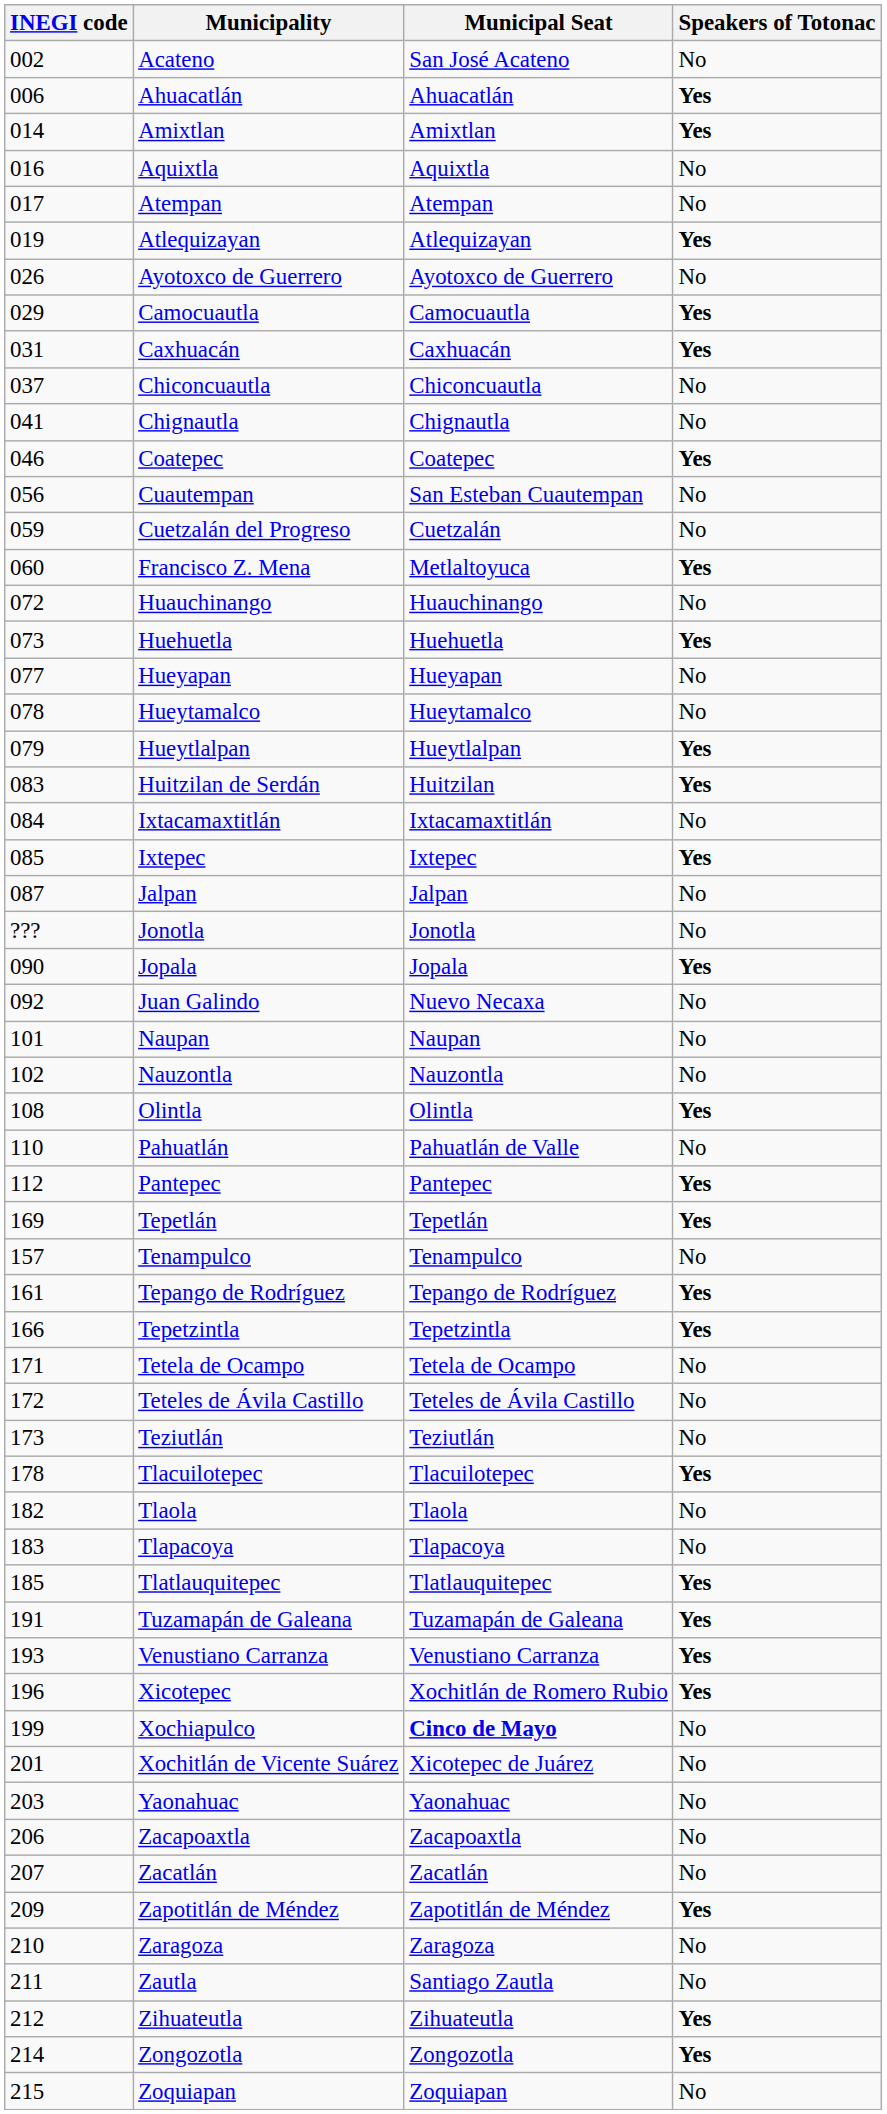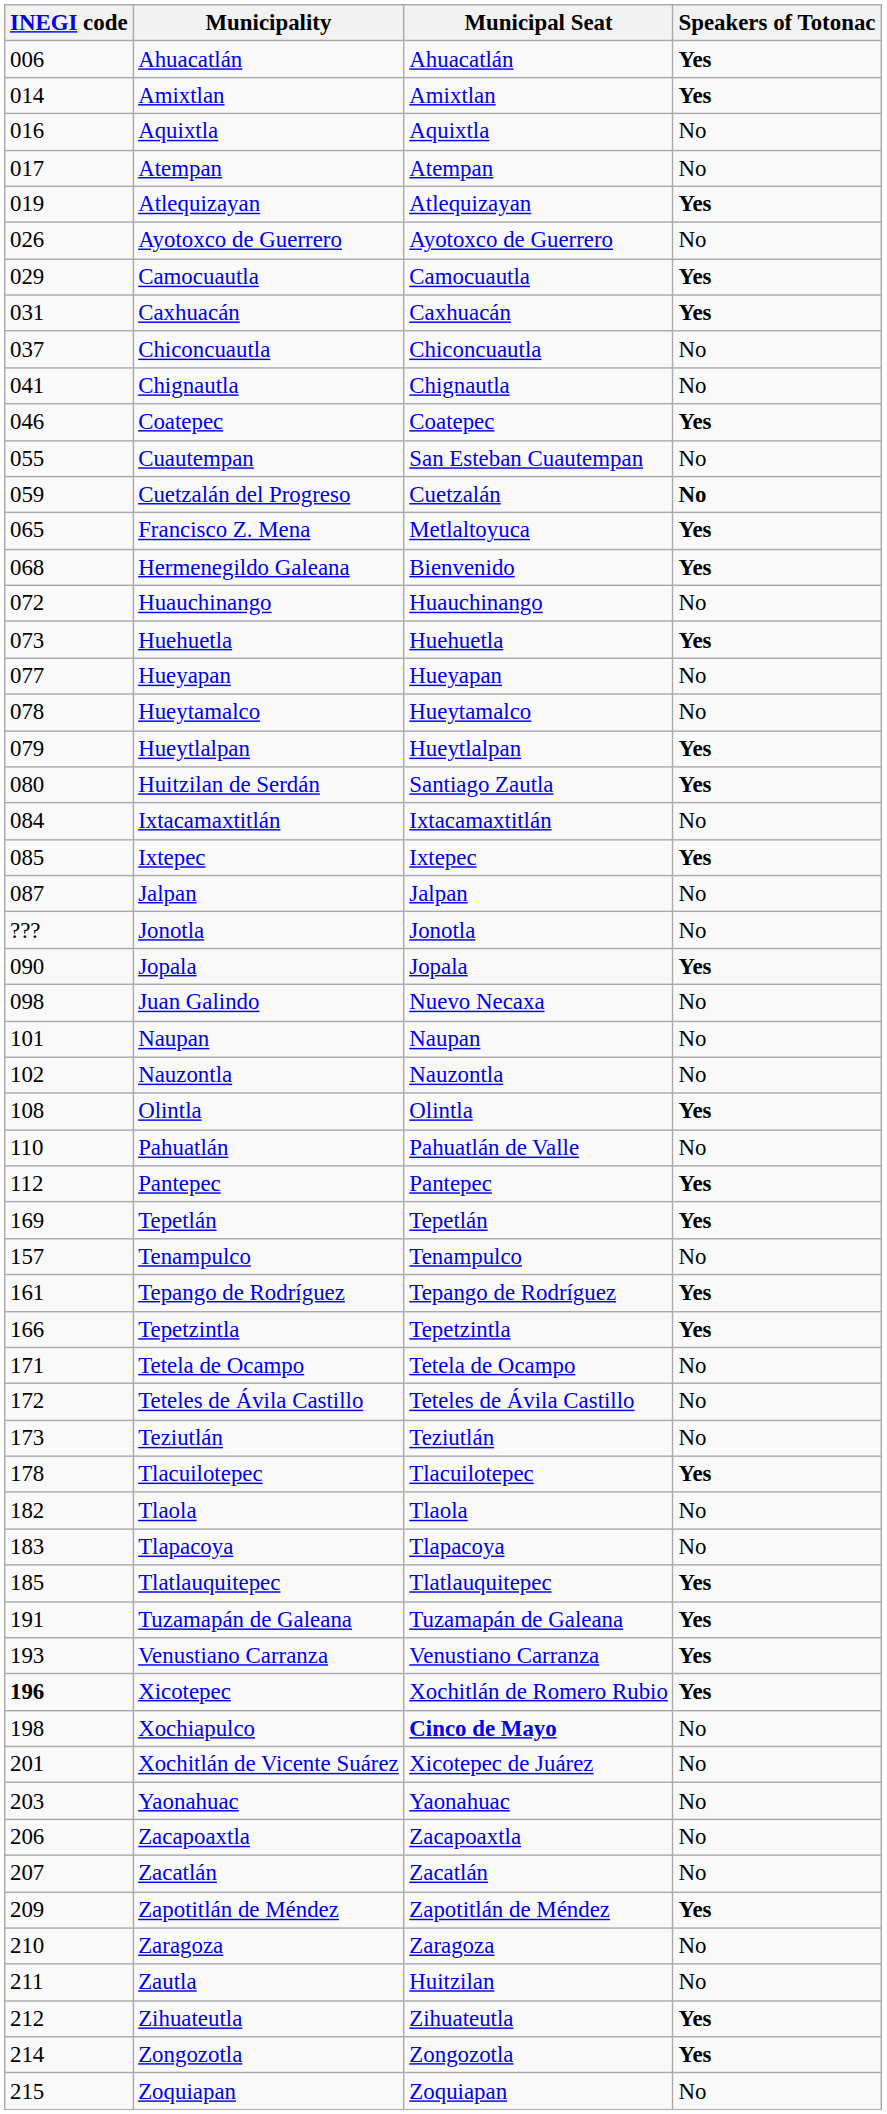- row: (176, 58)
(30, 494) 056 -> (30, 458) 055
(692, 530) normal -> (692, 494) bold
(30, 566) 060 -> (30, 530) 065
+ row: (244, 566)
(30, 784) 083 -> (30, 784) 080
(452, 784) Huitzilan -> (481, 784) Santiago Zautla
(30, 1002) 092 -> (30, 1002) 098
(30, 1691) normal -> (30, 1691) bold
(30, 1728) 199 -> (30, 1728) 198
(481, 1982) Santiago Zautla -> (452, 1982) Huitzilan
